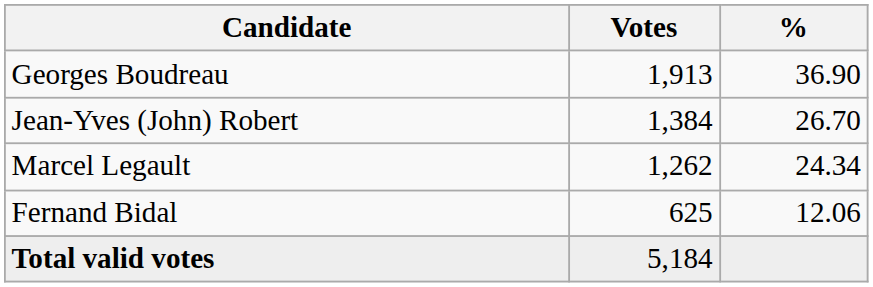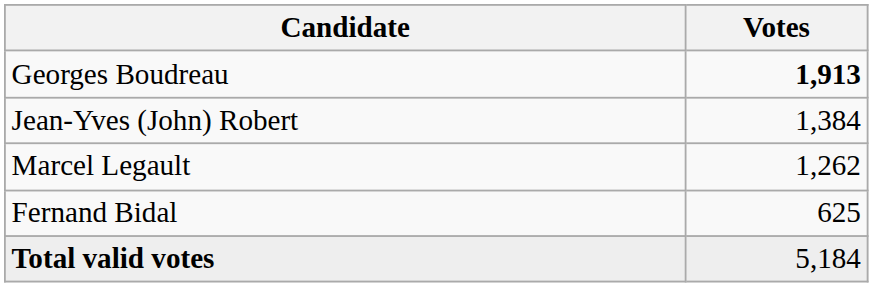- column: (793, 27)
(680, 73) normal -> (828, 73) bold
